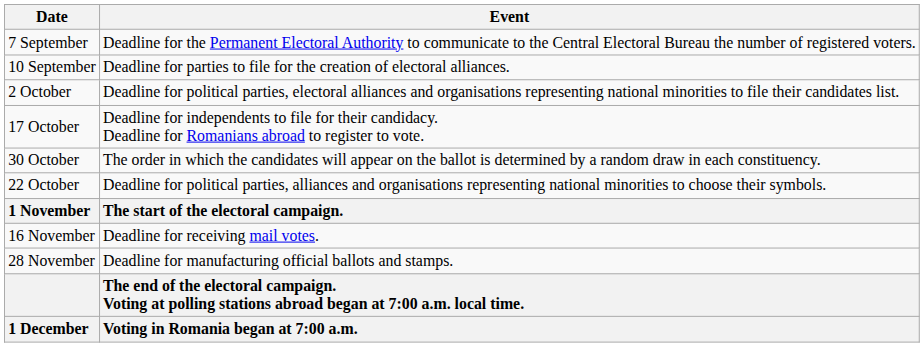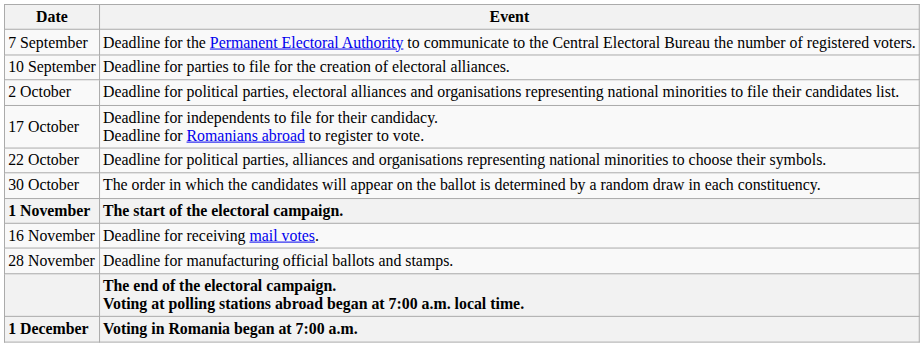rows swapped: (44, 185) <-> (44, 160)
